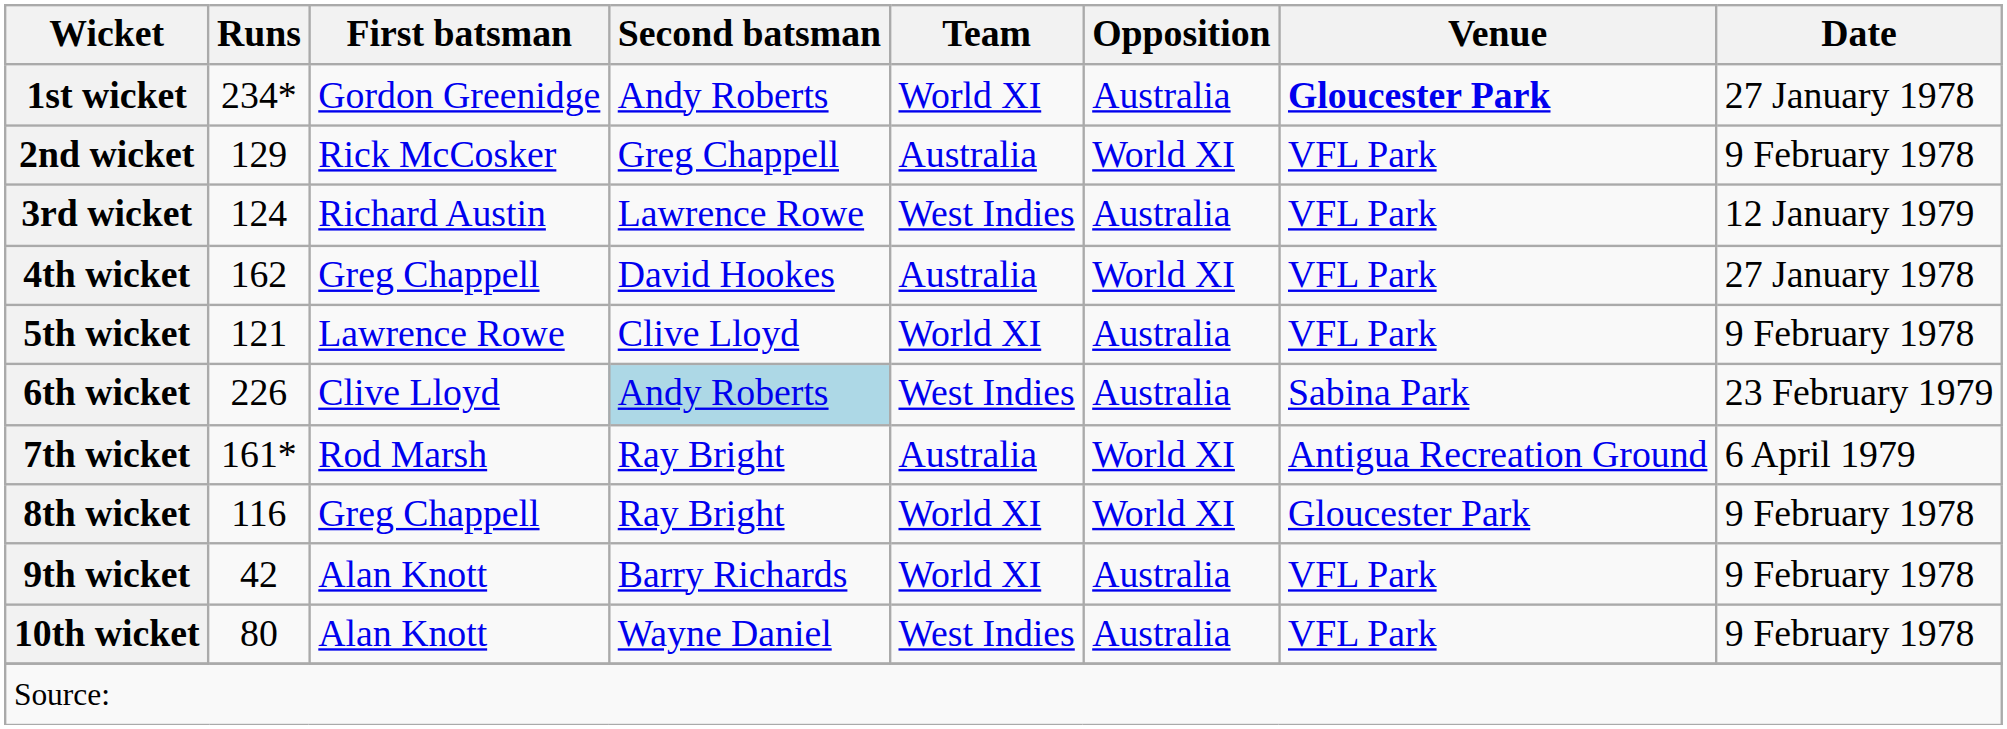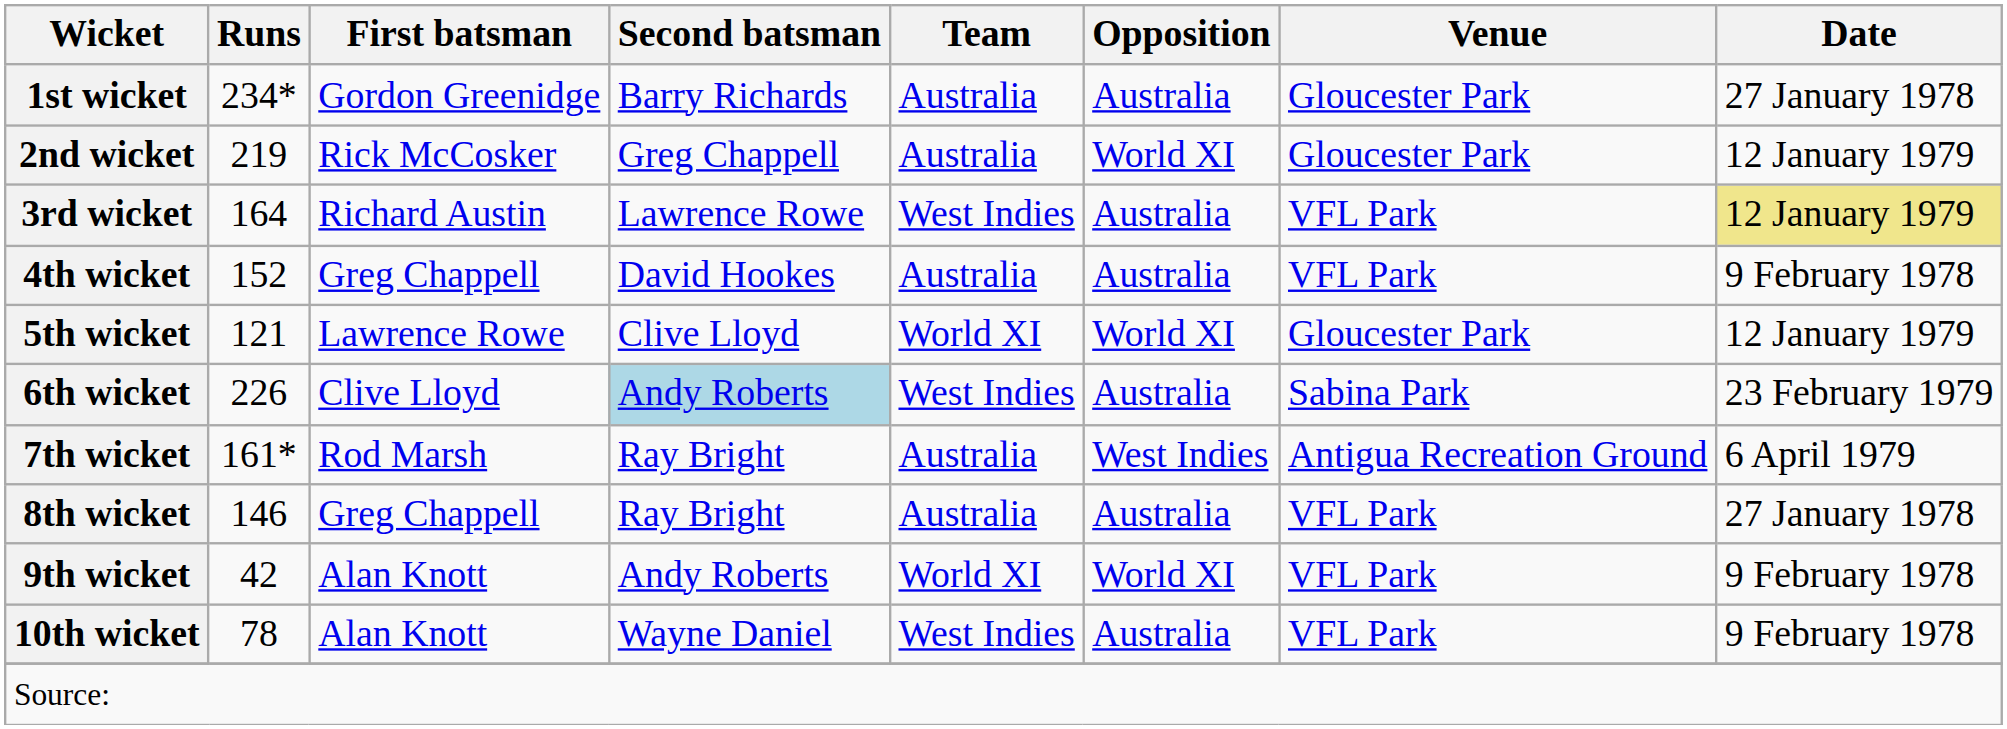(723, 94) Andy Roberts -> (733, 94) Barry Richards
(970, 94) World XI -> (968, 94) Australia
(1419, 94) bold -> (1409, 94) normal
(259, 154) 129 -> (259, 154) 219
(1362, 154) VFL Park -> (1409, 154) Gloucester Park
(1850, 154) 9 February 1978 -> (1850, 154) 12 January 1979
(259, 214) 124 -> (259, 214) 164
(1850, 214) no background -> (1850, 214) khaki background
(259, 273) 162 -> (259, 273) 152
(1164, 273) World XI -> (1161, 273) Australia
(1850, 273) 27 January 1978 -> (1850, 273) 9 February 1978
(1161, 333) Australia -> (1164, 333) World XI
(1362, 333) VFL Park -> (1409, 333) Gloucester Park
(1850, 333) 9 February 1978 -> (1850, 333) 12 January 1979
(1164, 453) World XI -> (1180, 453) West Indies
(259, 513) 116 -> (259, 513) 146
(970, 513) World XI -> (968, 513) Australia
(1164, 513) World XI -> (1161, 513) Australia
(1409, 513) Gloucester Park -> (1362, 513) VFL Park
(1850, 513) 9 February 1978 -> (1850, 513) 27 January 1978
(733, 573) Barry Richards -> (723, 573) Andy Roberts
(1161, 573) Australia -> (1164, 573) World XI
(259, 633) 80 -> (259, 633) 78
